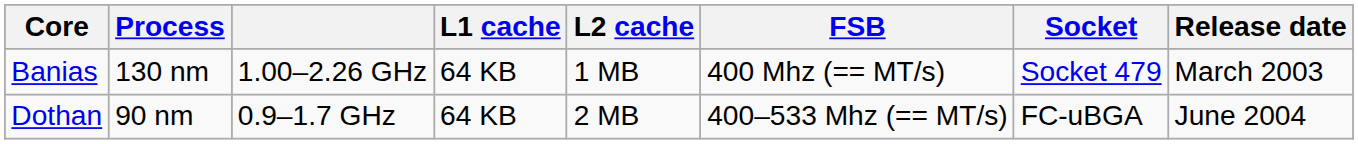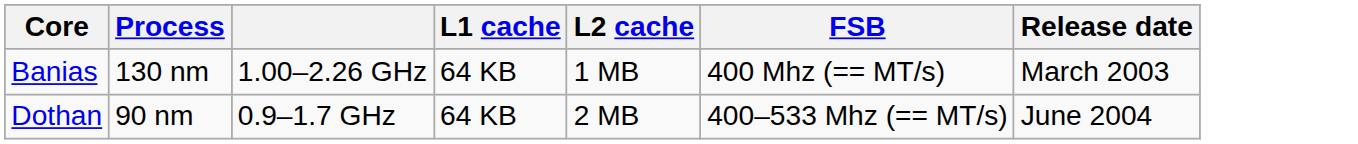- column: (1091, 26)
